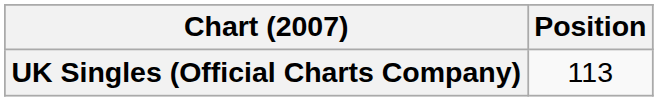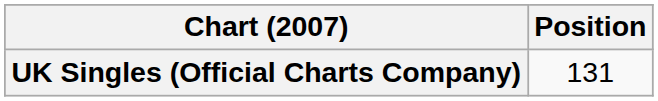(590, 72) 113 -> (590, 72) 131
